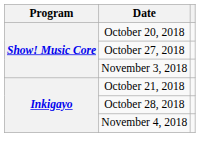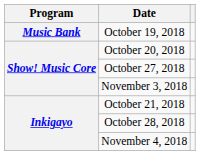+ row: (144, 31)
